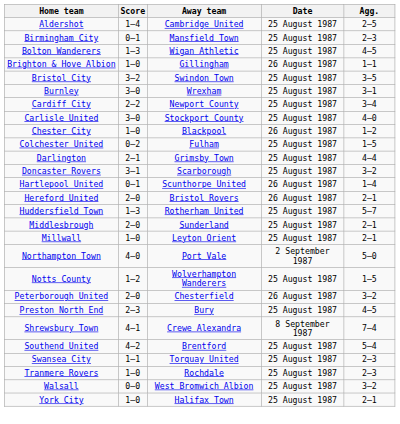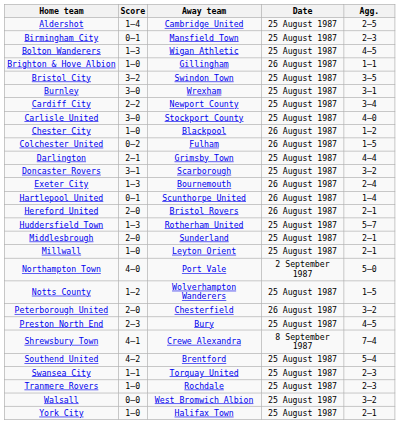(302, 144) 25 August 1987 -> (302, 144) 26 August 1987
+ row: (61, 185)
